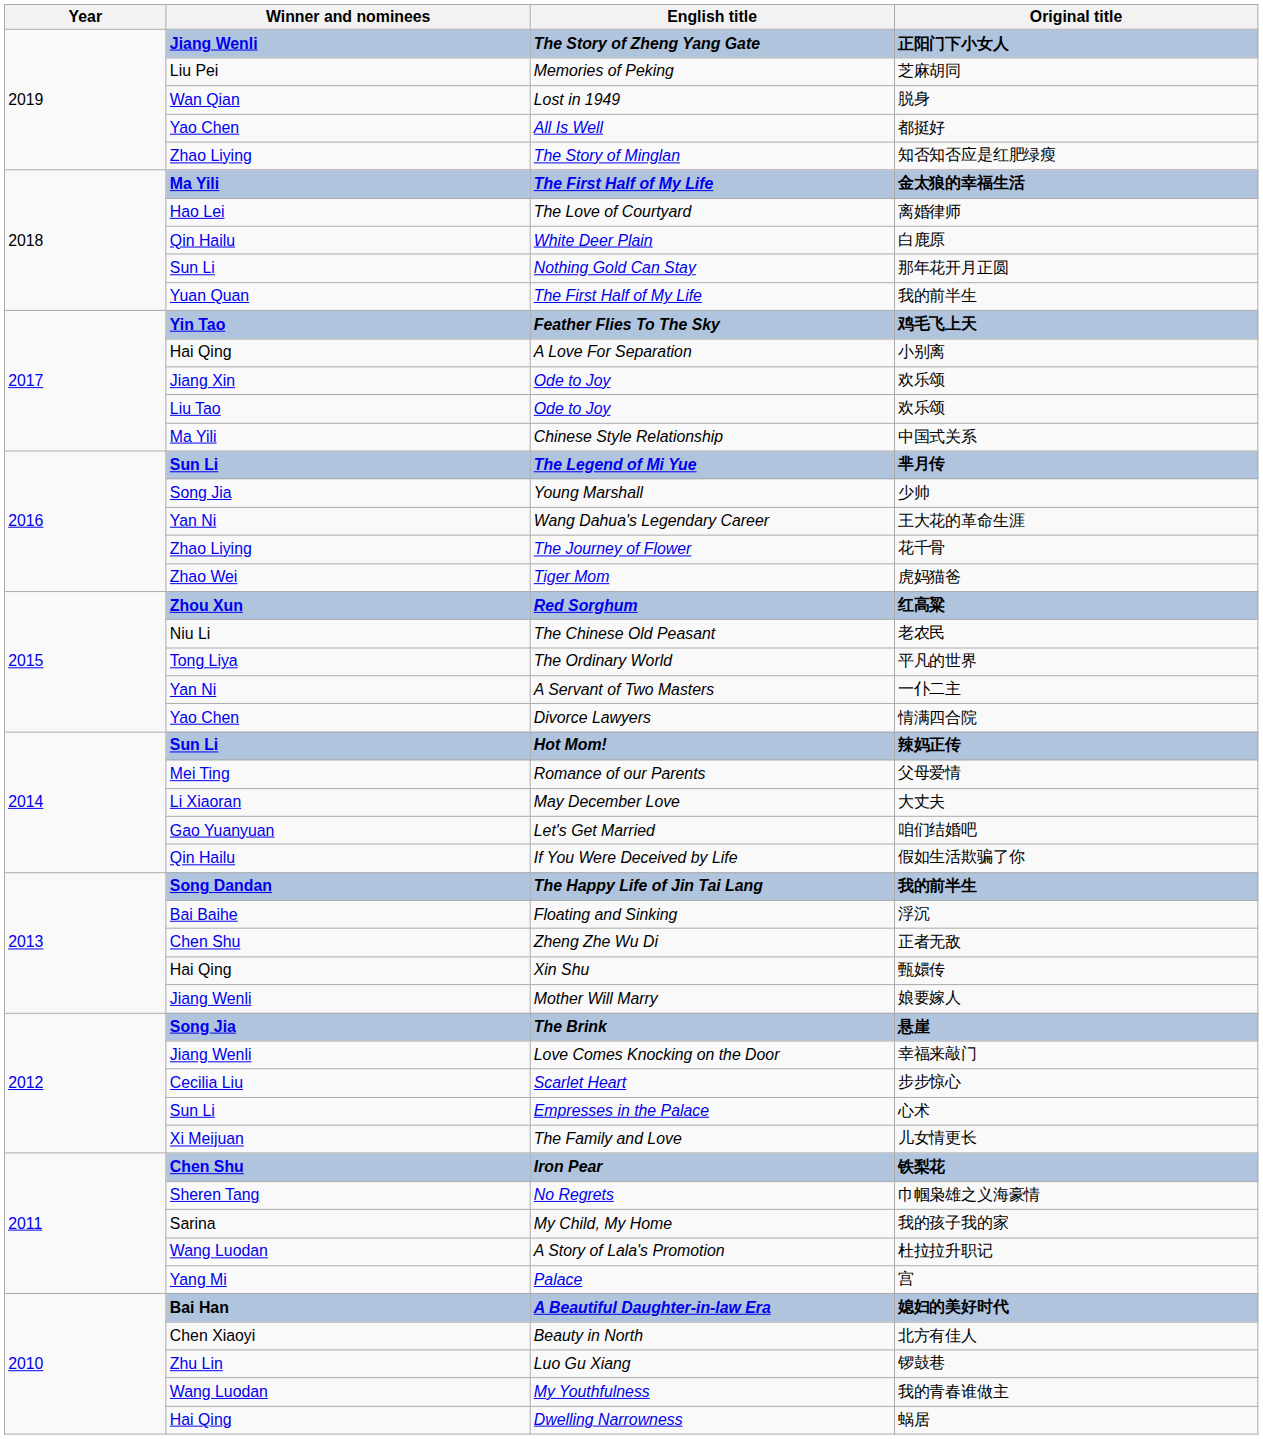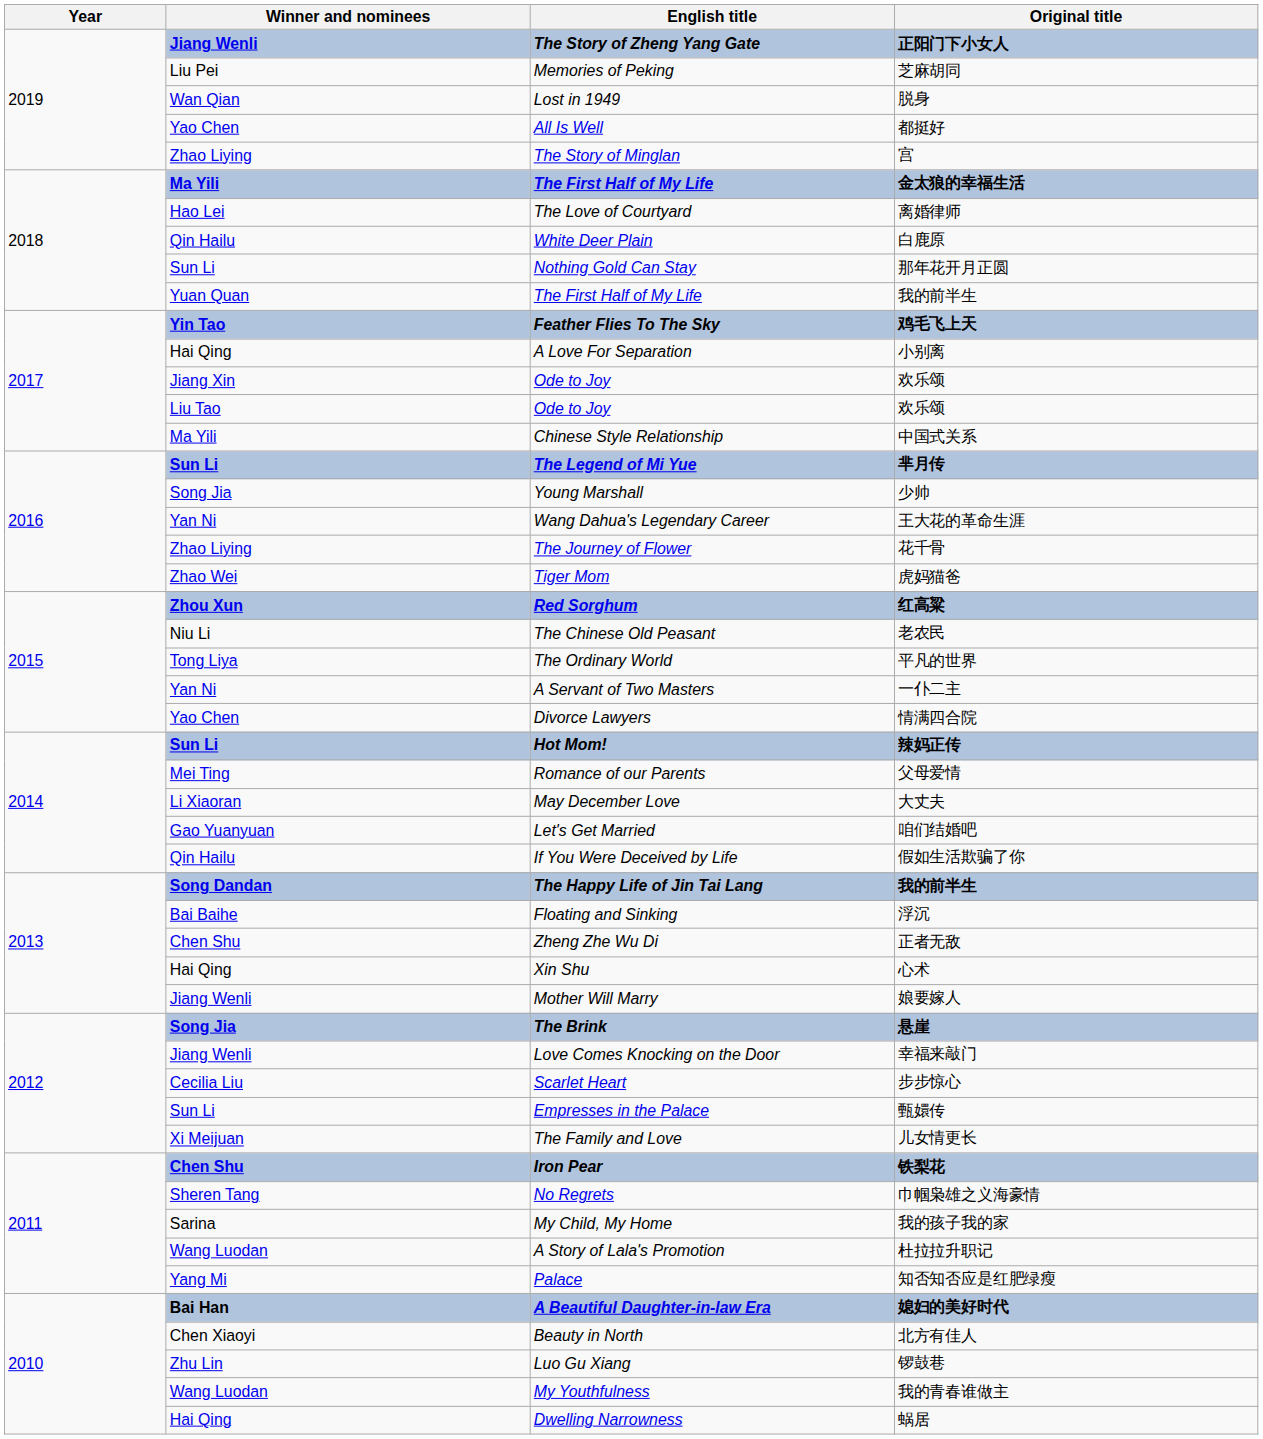(977, 155) 知否知否应是红肥绿瘦 -> (906, 155) 宫
(921, 970) 甄嬛传 -> (914, 970) 心术
(914, 1110) 心术 -> (921, 1110) 甄嬛传
(906, 1279) 宫 -> (977, 1279) 知否知否应是红肥绿瘦
